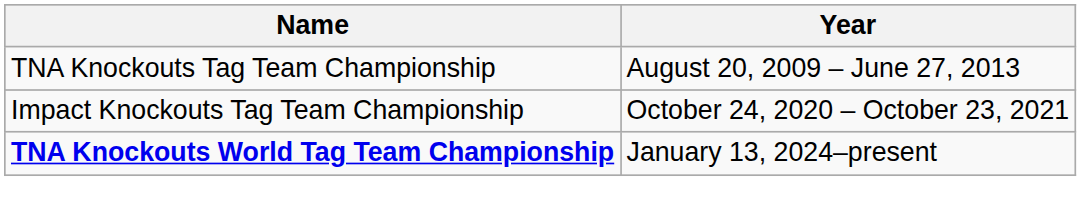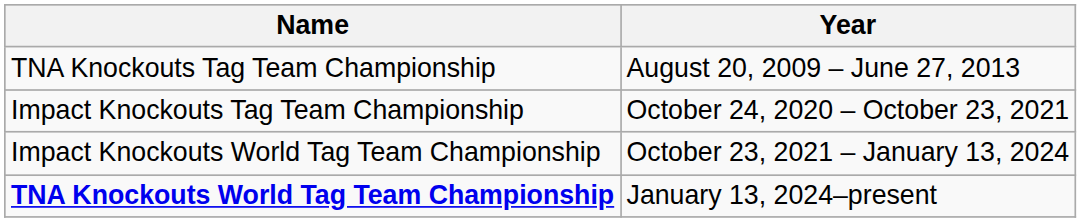+ row: (306, 152)
